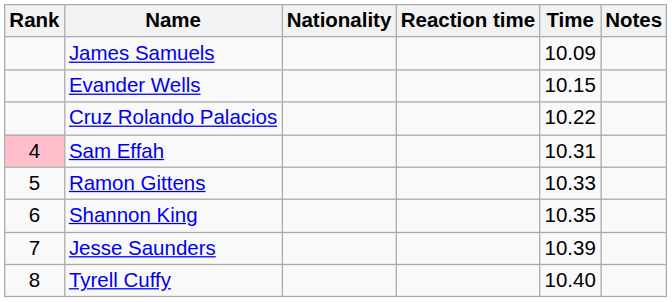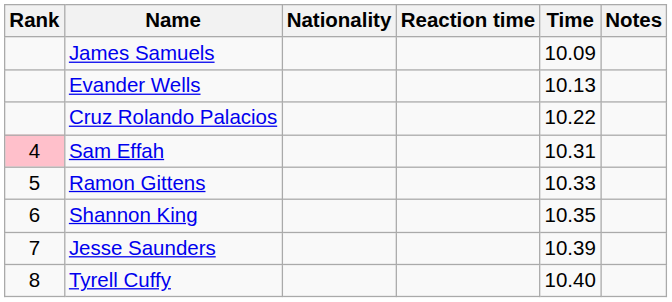(570, 85) 10.15 -> (570, 85) 10.13
